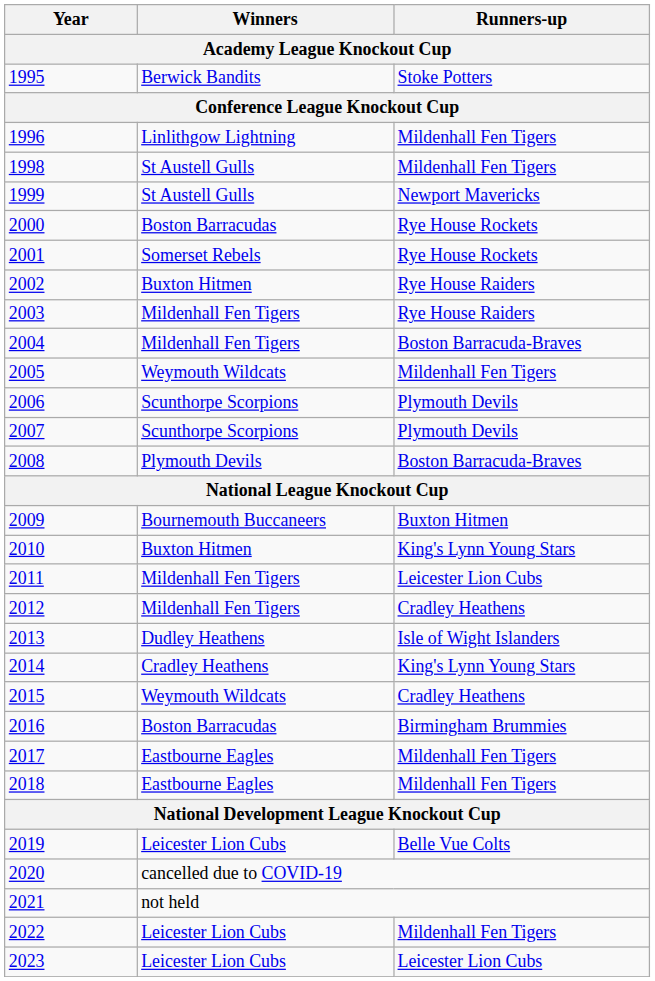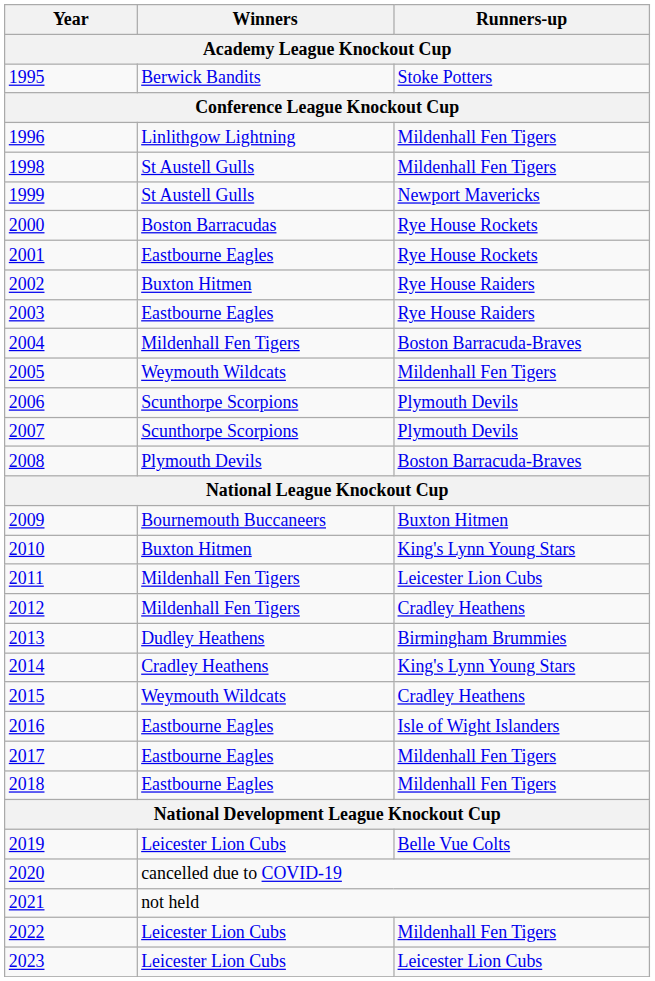(201, 255) Somerset Rebels -> (207, 255) Eastbourne Eagles
(220, 314) Mildenhall Fen Tigers -> (207, 314) Eastbourne Eagles
(479, 638) Isle of Wight Islanders -> (482, 638) Birmingham Brummies
(209, 726) Boston Barracudas -> (207, 726) Eastbourne Eagles
(482, 726) Birmingham Brummies -> (479, 726) Isle of Wight Islanders
